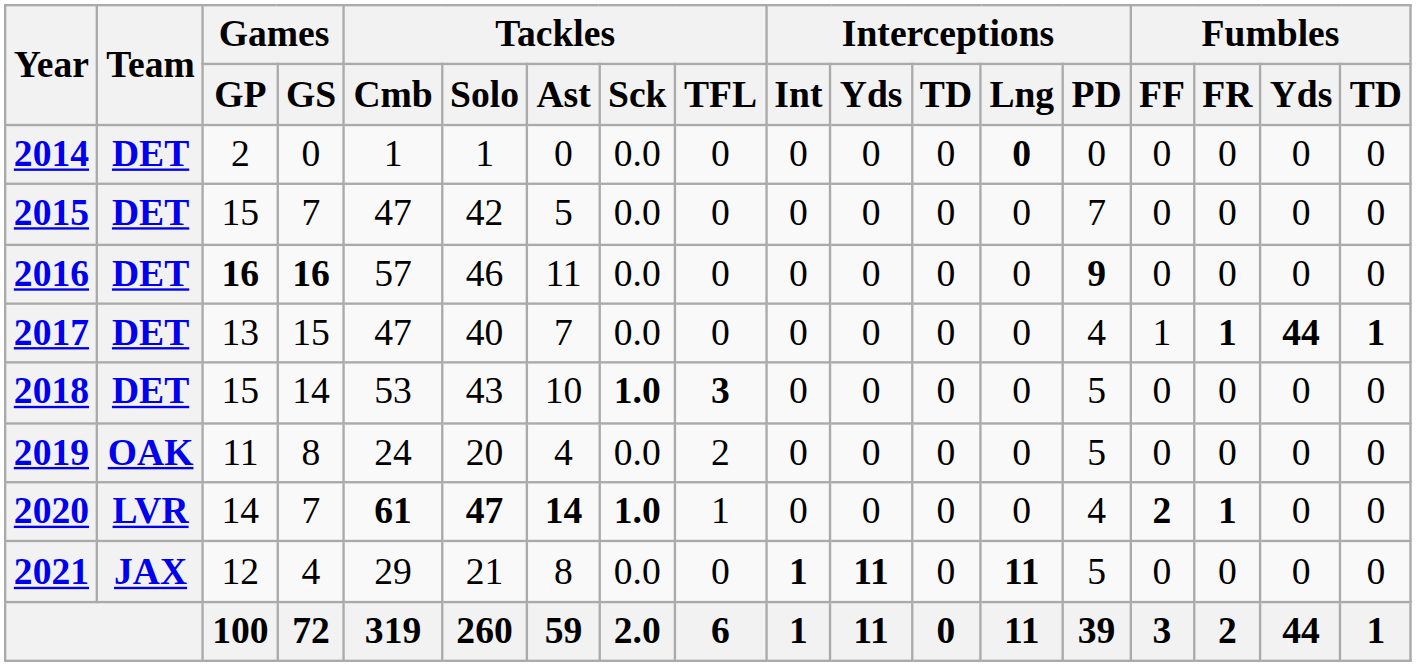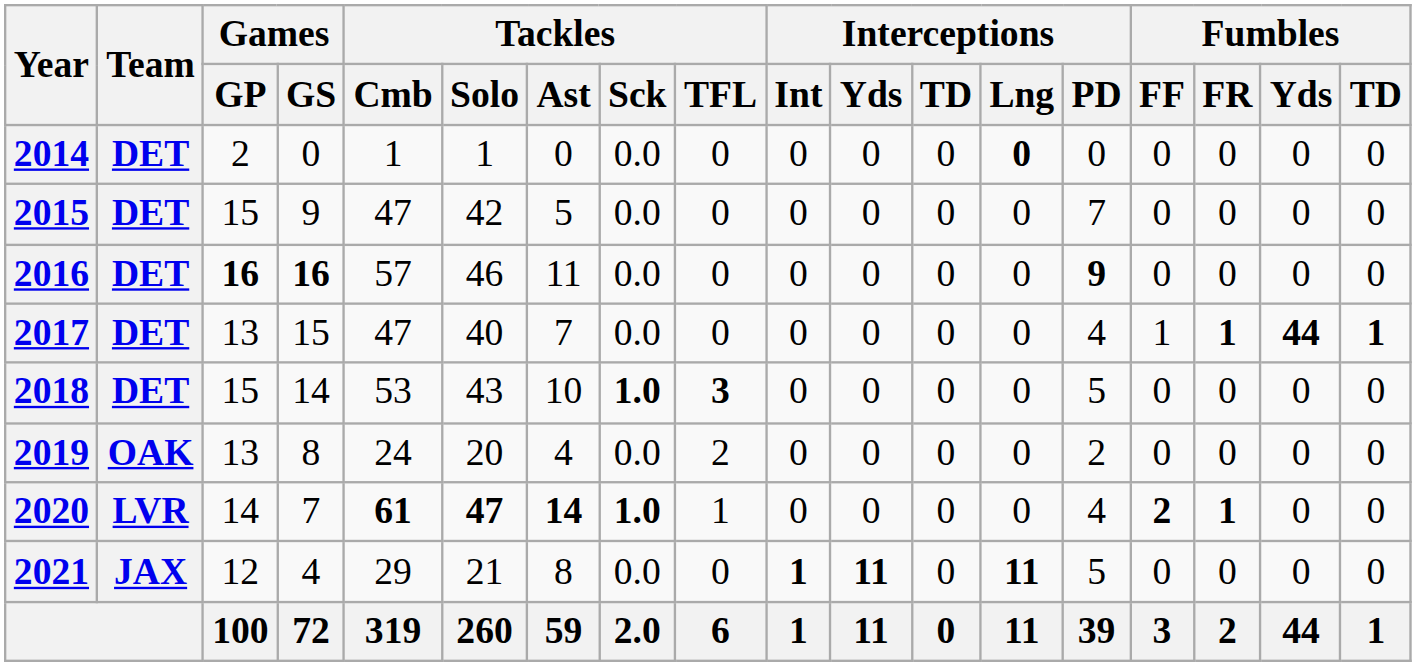(311, 213) 7 -> (311, 213) 9
(240, 451) 11 -> (240, 451) 13
(1097, 451) 5 -> (1097, 451) 2
